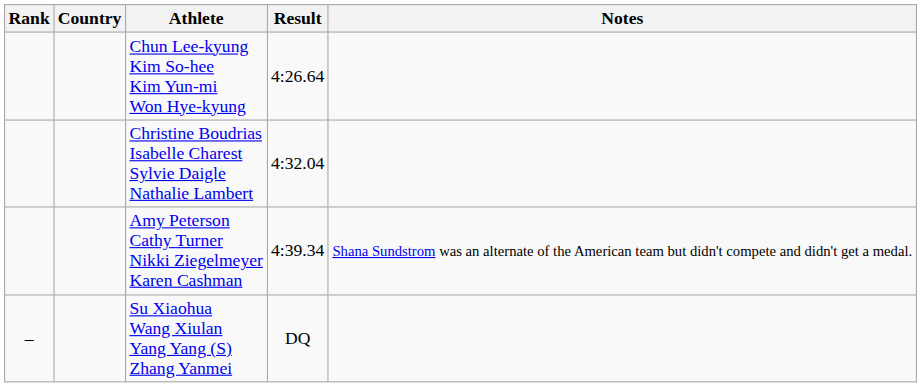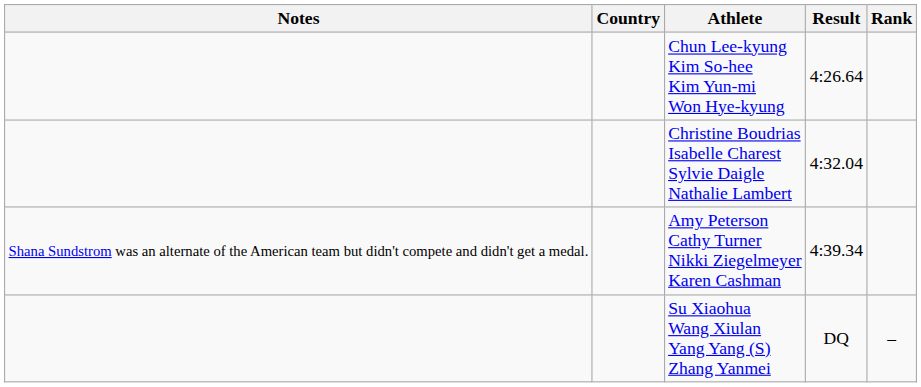columns swapped: (29, 18) <-> (622, 18)
